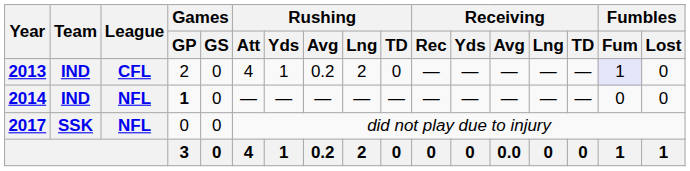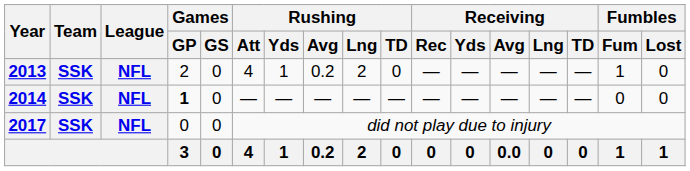(76, 71) IND -> (76, 71) SSK
(135, 71) CFL -> (135, 71) NFL
(620, 71) lavender background -> (620, 71) no background
(76, 98) IND -> (76, 98) SSK
